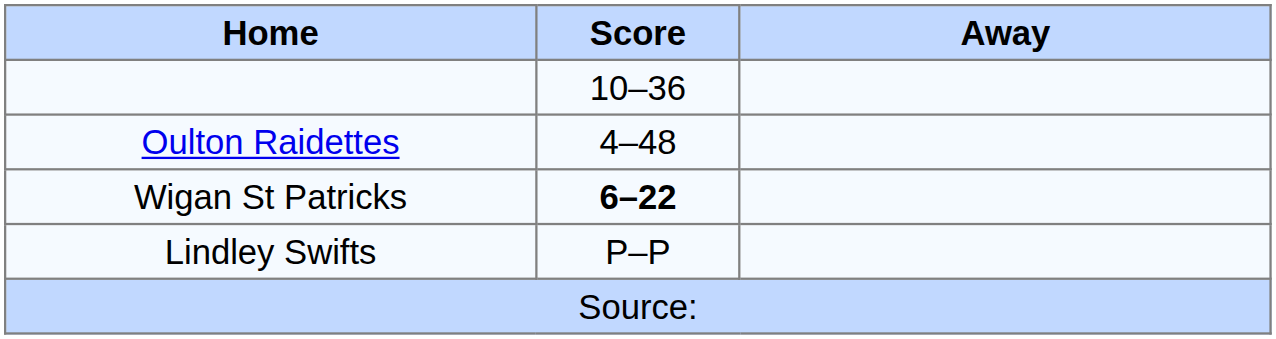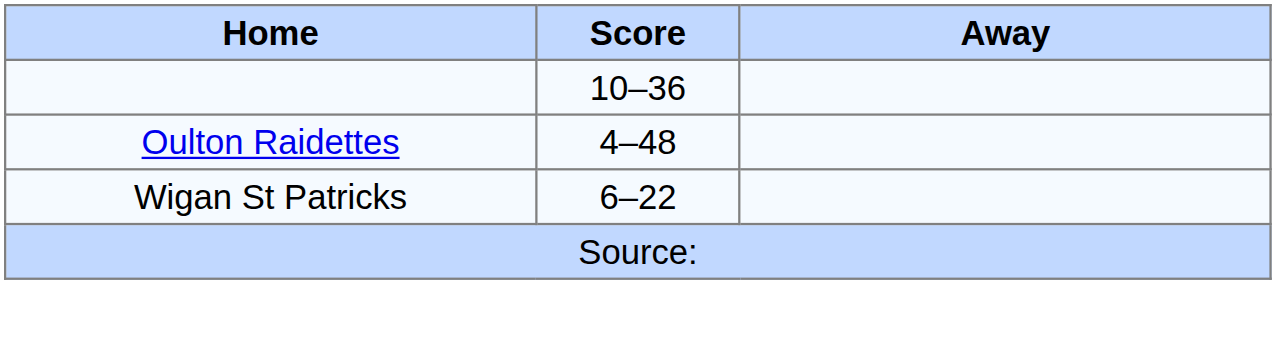(638, 197) bold -> (638, 197) normal
- row: (271, 251)
